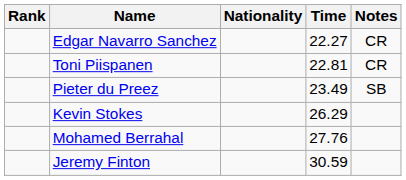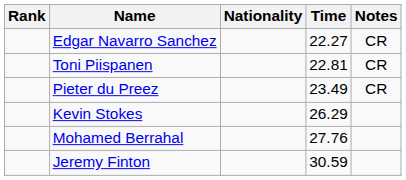(376, 89) SB -> (376, 89) CR
